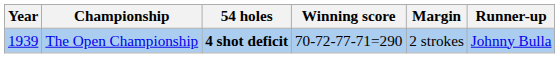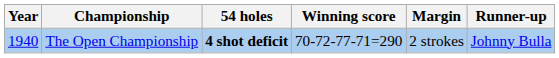(23, 40) 1939 -> (23, 40) 1940
